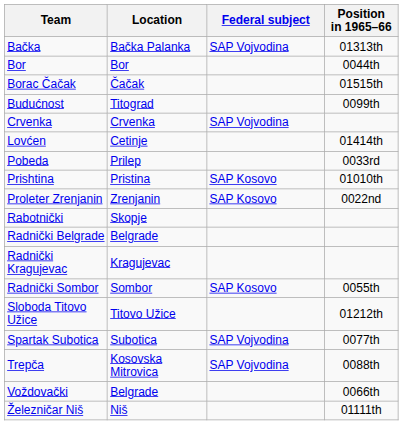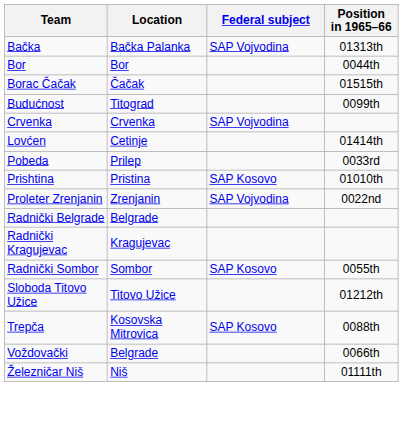(243, 198) SAP Kosovo -> (249, 198) SAP Vojvodina
- row: (35, 217)
- row: (53, 339)
(249, 365) SAP Vojvodina -> (243, 327) SAP Kosovo
